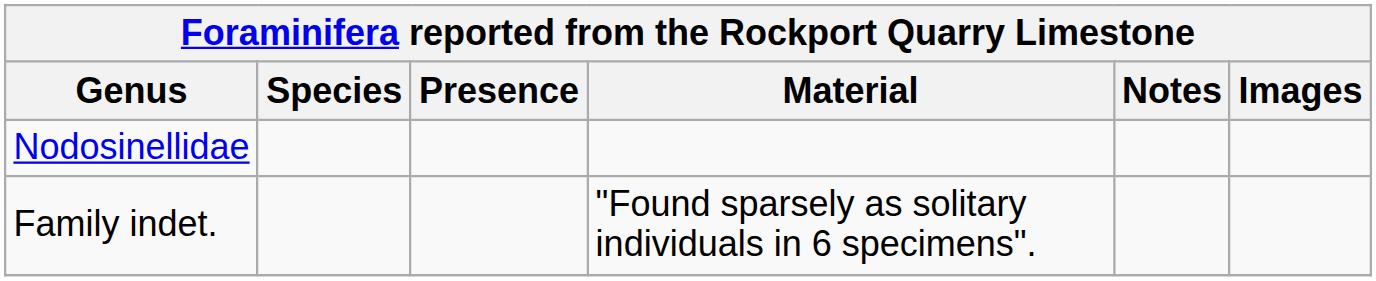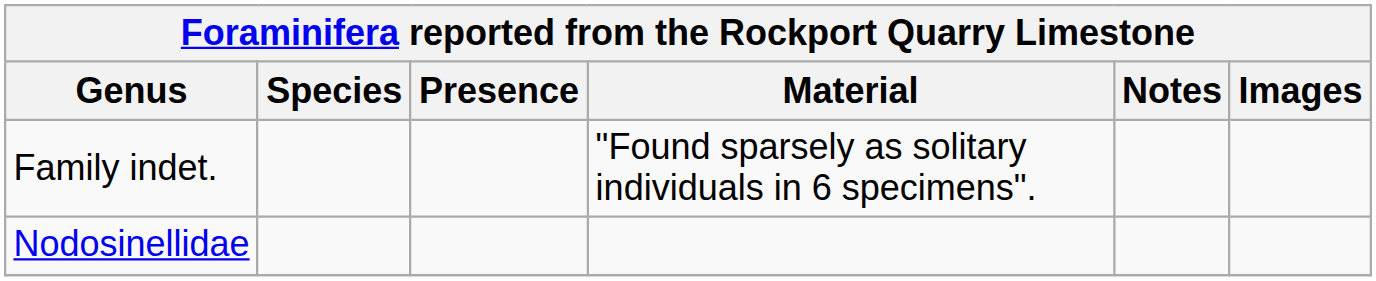rows swapped: (115, 224) <-> (132, 147)
